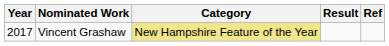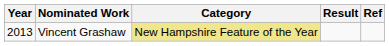(20, 31) 2017 -> (20, 31) 2013
